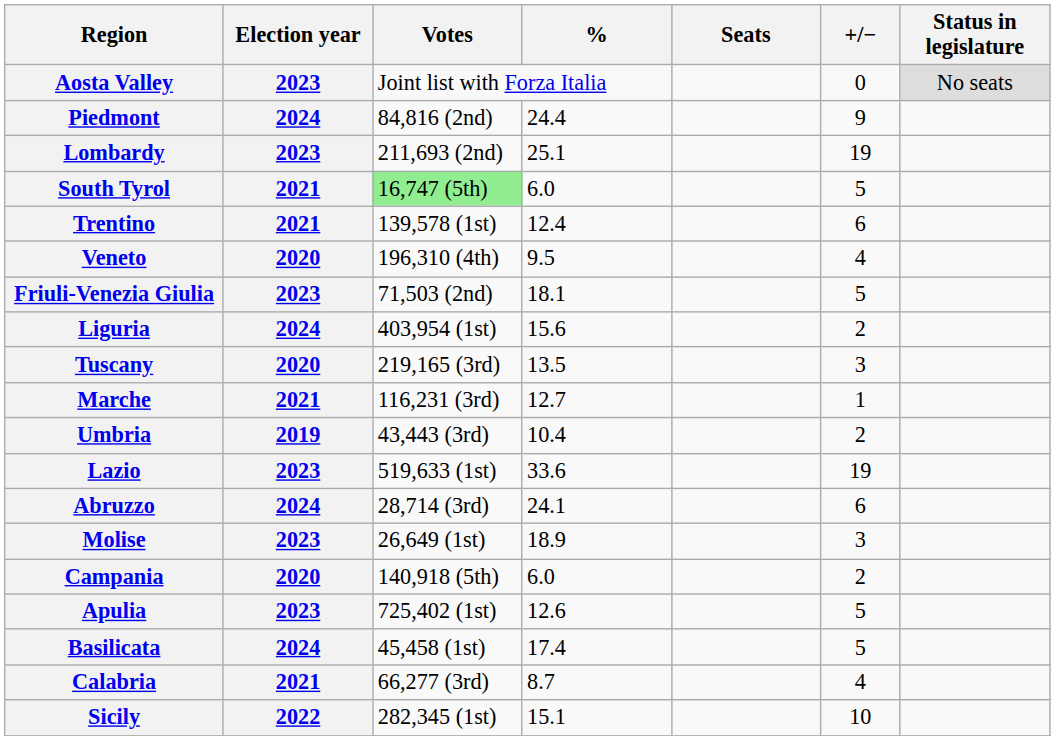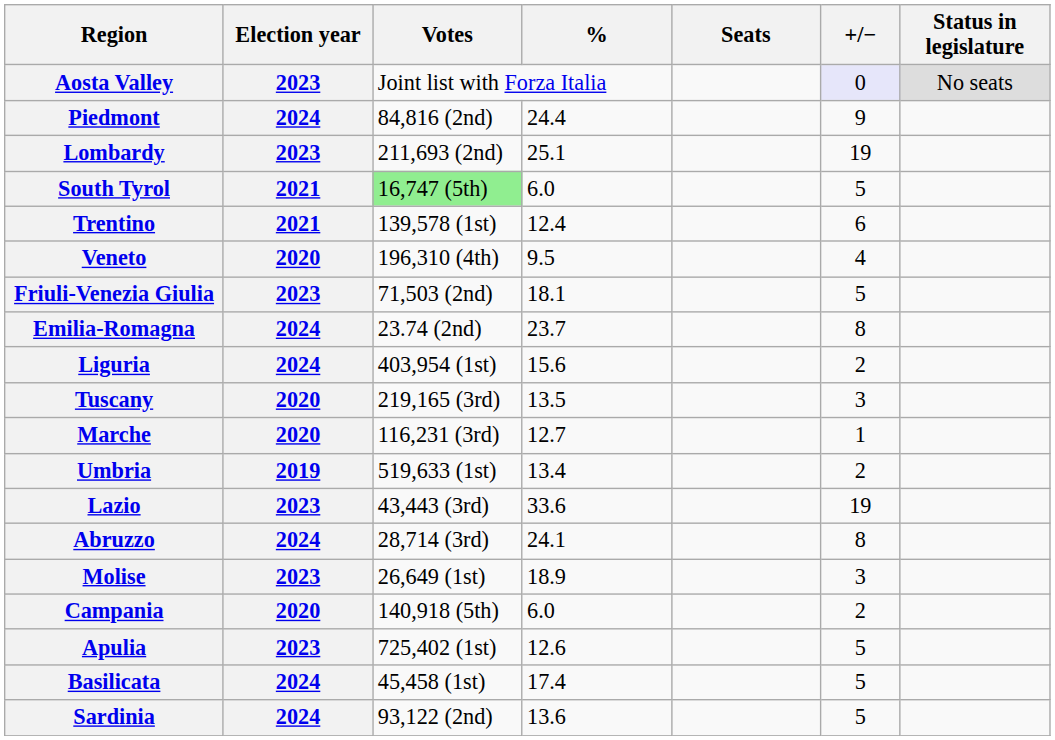(860, 82) no background -> (860, 82) lavender background
+ row: (114, 329)
(298, 399) 2021 -> (298, 435) 2020
(433, 435) 43,443 (3rd) -> (437, 470) 519,633 (1st)
(547, 435) 10.4 -> (547, 470) 13.4
(437, 470) 519,633 (1st) -> (433, 505) 43,443 (3rd)
(860, 505) 6 -> (860, 540) 8
- row: (114, 682)
- row: (114, 717)
+ row: (114, 717)
